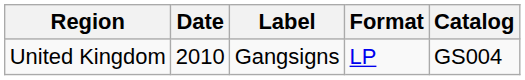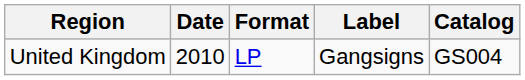columns swapped: (287, 21) <-> (387, 21)
